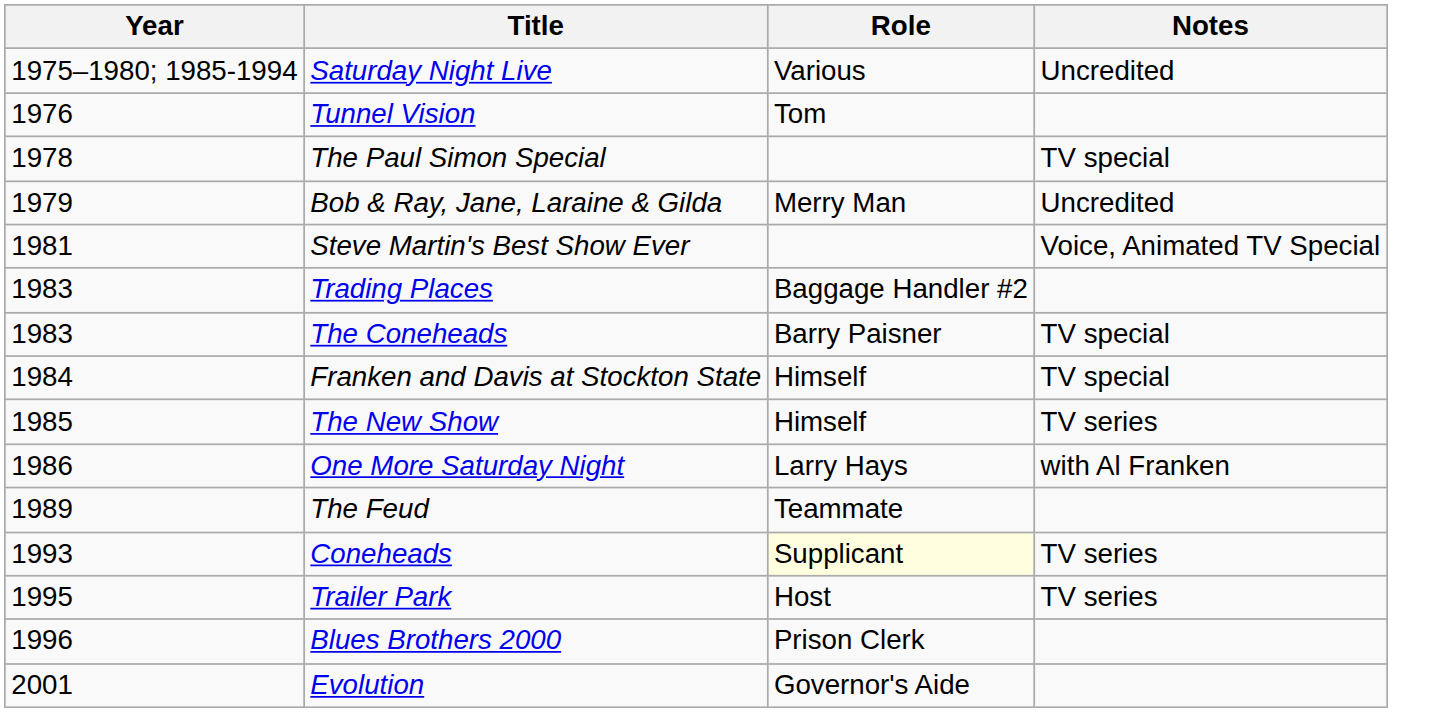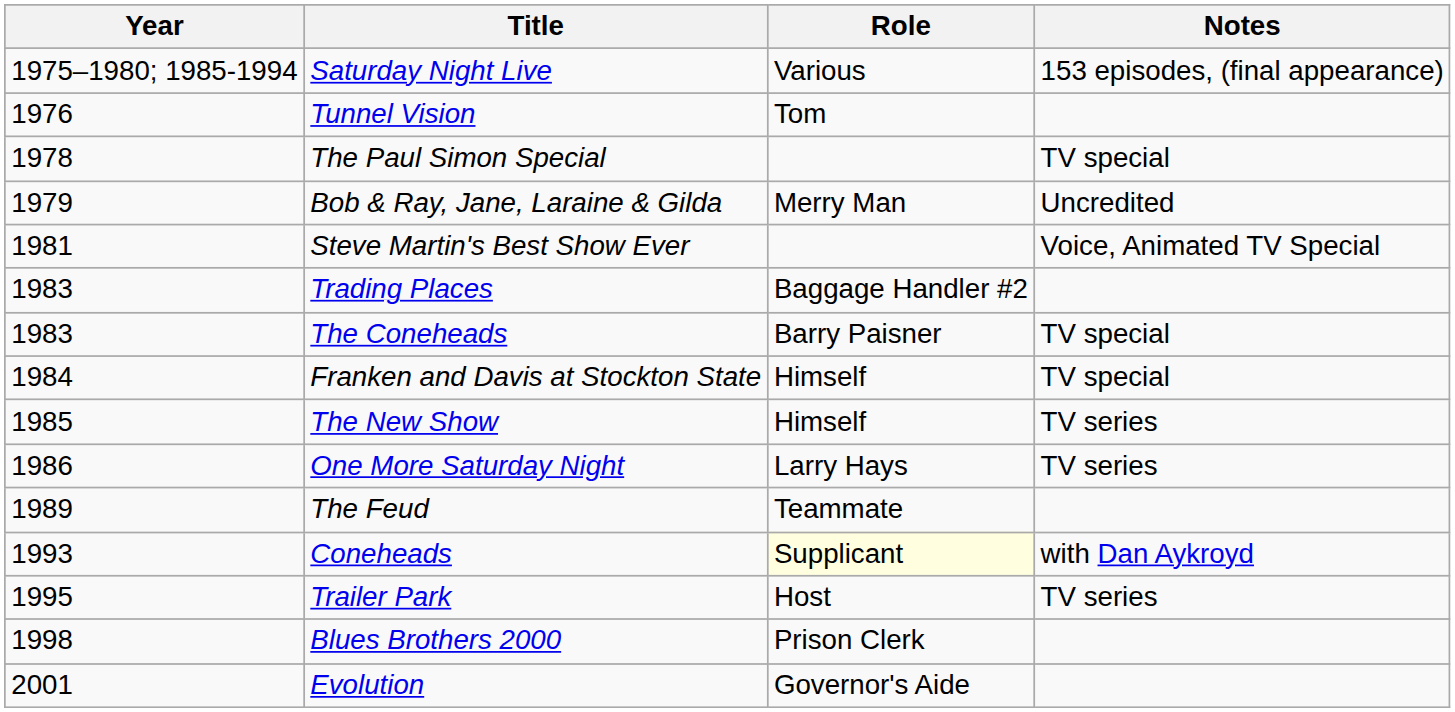(1108, 70) Uncredited -> (1242, 70) 153 episodes, (final appearance)
(1135, 465) with Al Franken -> (1099, 465) TV series
(1099, 553) TV series -> (1147, 553) with Dan Aykroyd
(42, 641) 1996 -> (42, 641) 1998
